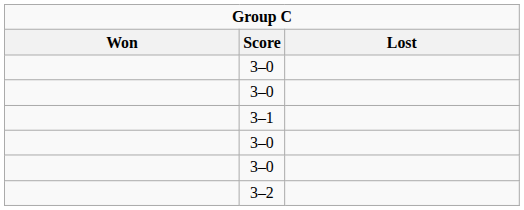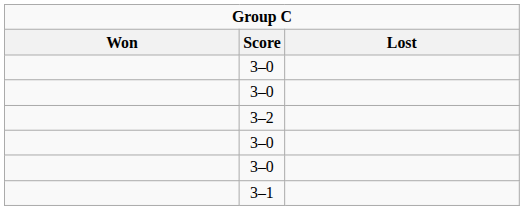rows swapped: (122, 118) <-> (122, 193)
